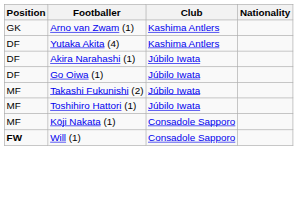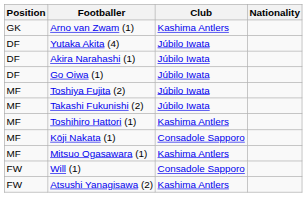(184, 44) Kashima Antlers -> (184, 44) Júbilo Iwata
+ row: (88, 91)
(174, 106) Júbilo Iwata -> (193, 122) Kashima Antlers
+ row: (99, 153)
(14, 137) bold -> (14, 169) normal
+ row: (102, 184)
